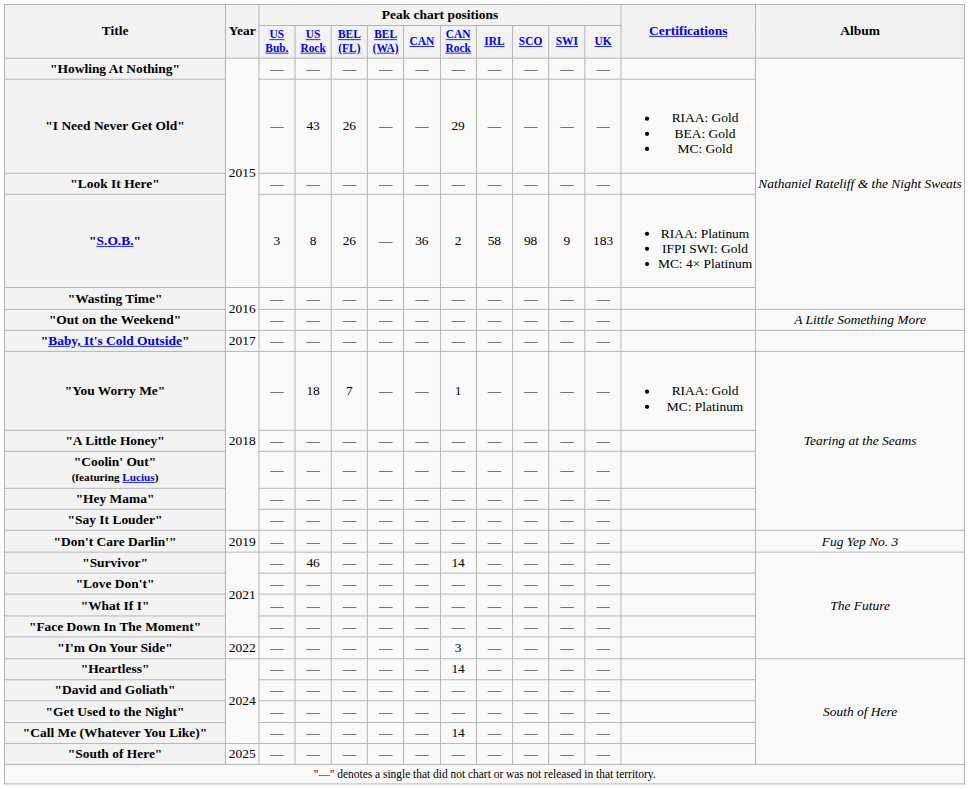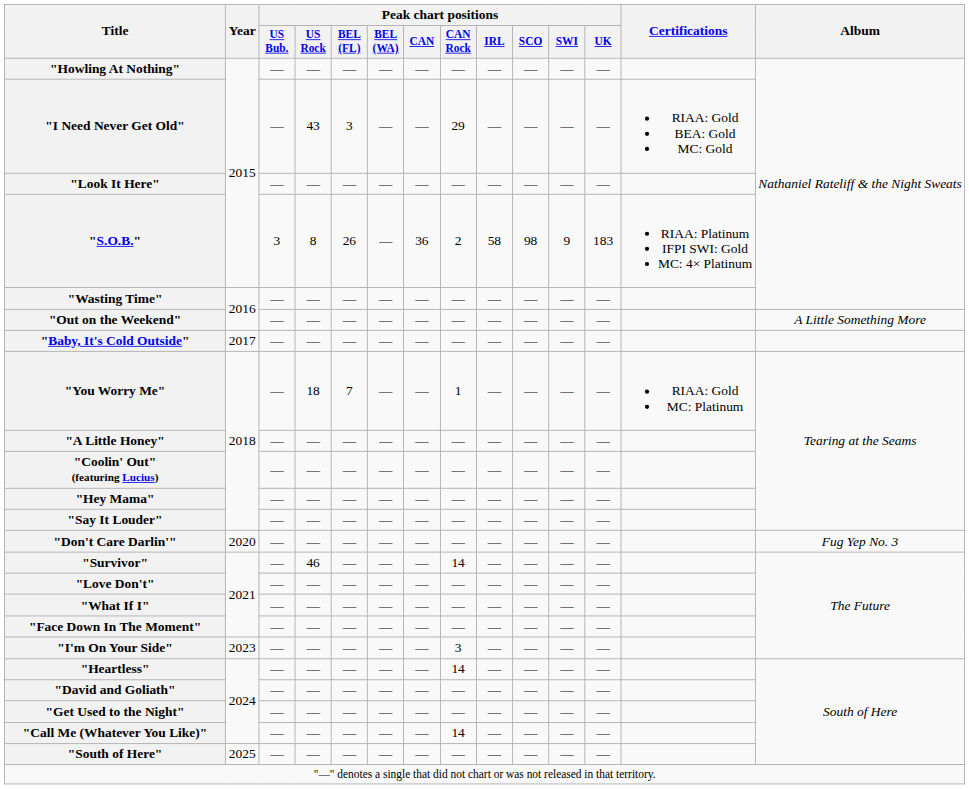(349, 126) 26 -> (349, 126) 3
(242, 541) 2019 -> (242, 541) 2020
(242, 647) 2022 -> (242, 647) 2023
